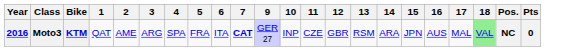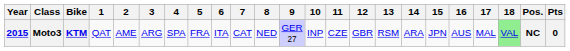+ column: (267, 12)
(17, 33) 2016 -> (17, 33) 2015
(243, 33) bold -> (242, 33) normal
